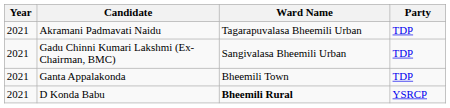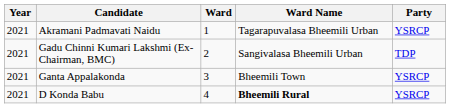+ column: (218, 13)
(403, 30) TDP -> (412, 30) YSRCP
(403, 77) TDP -> (412, 77) YSRCP
